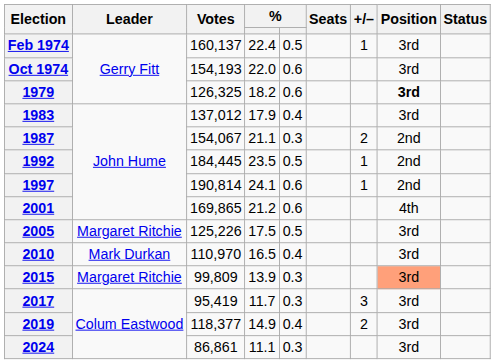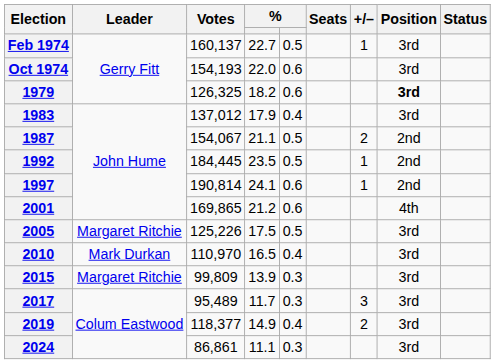(262, 45) 22.4 -> (262, 45) 22.7
(293, 138) 0.3 -> (293, 138) 0.5
(409, 277) lightsalmon background -> (409, 277) no background
(216, 300) 95,419 -> (216, 300) 95,489
